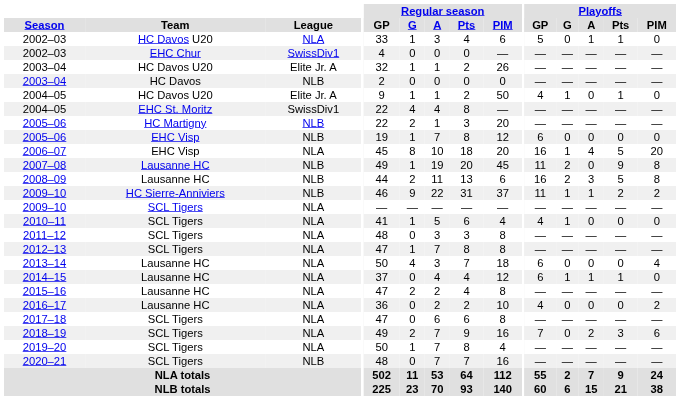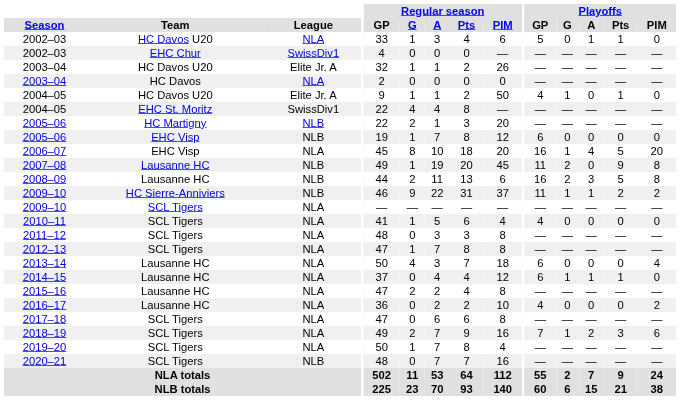(313, 81) NLB -> (313, 81) NLA
(567, 221) 1 -> (567, 221) 0
(567, 333) 0 -> (567, 333) 1
